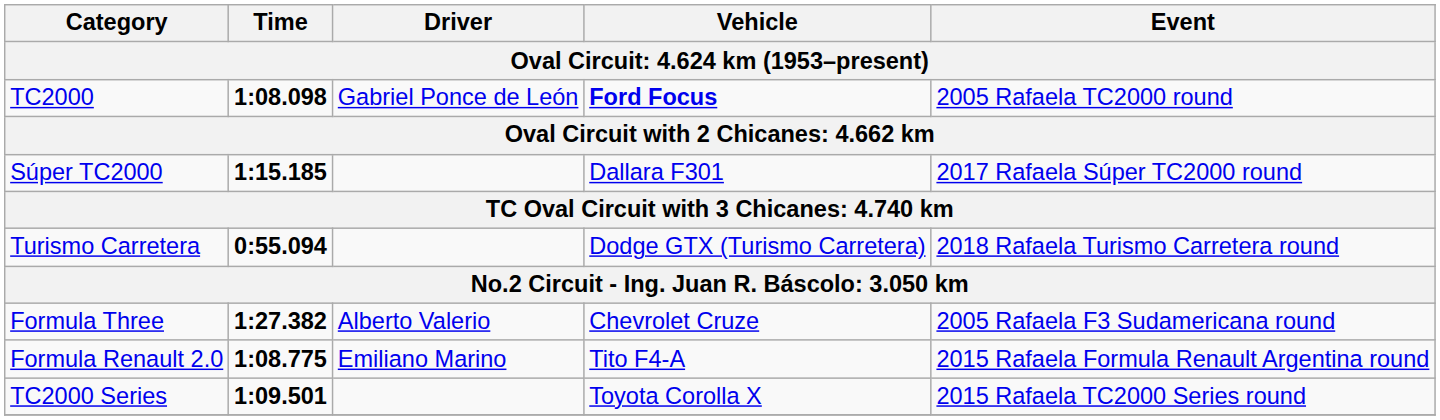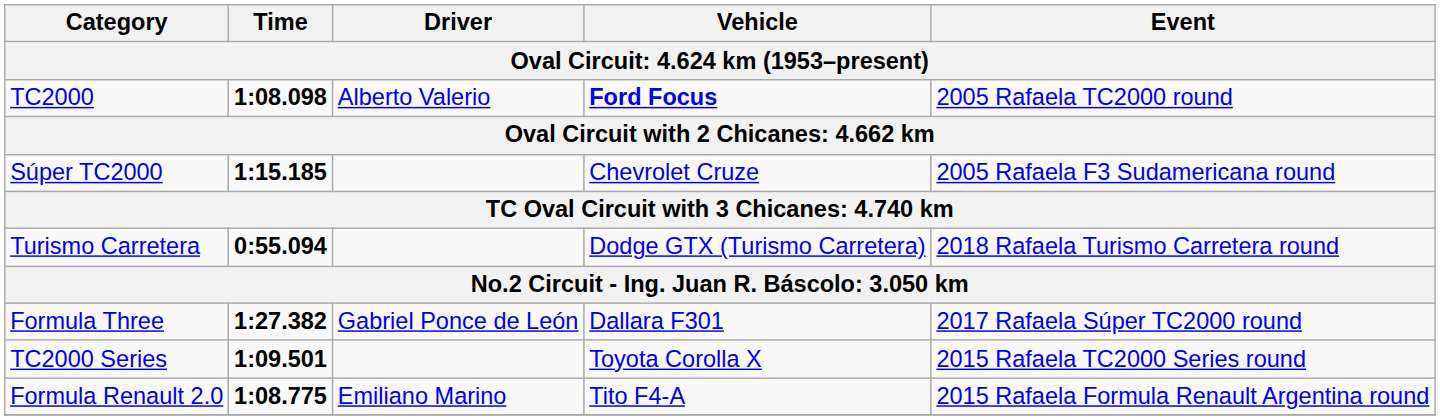(458, 97) Gabriel Ponce de León -> (414, 97) Alberto Valerio
(657, 172) Dallara F301 -> (674, 172) Chevrolet Cruze
(1119, 172) 2017 Rafaela Súper TC2000 round -> (1136, 172) 2005 Rafaela F3 Sudamericana round
(414, 321) Alberto Valerio -> (458, 321) Gabriel Ponce de León
(674, 321) Chevrolet Cruze -> (657, 321) Dallara F301
(1136, 321) 2005 Rafaela F3 Sudamericana round -> (1119, 321) 2017 Rafaela Súper TC2000 round
rows swapped: (117, 358) <-> (89, 396)
